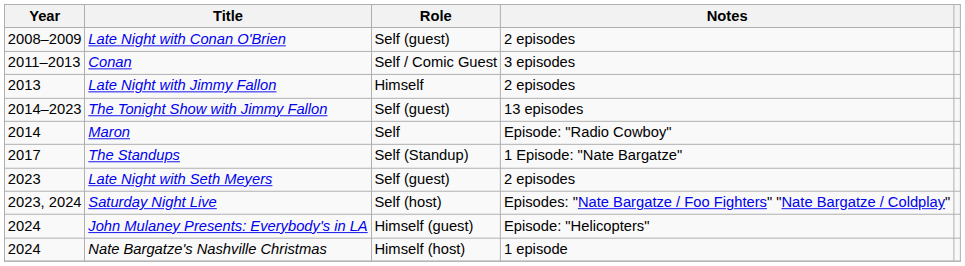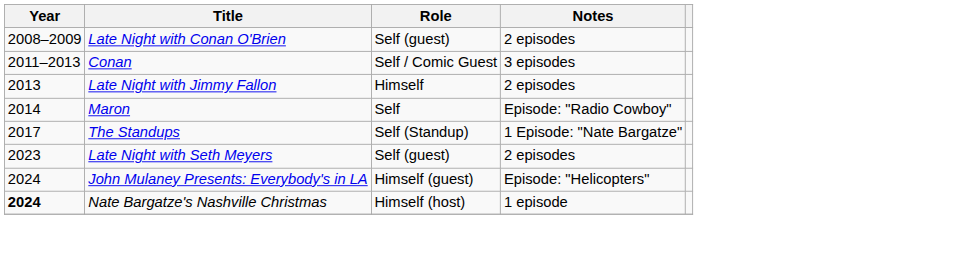- row: (208, 109)
- row: (153, 202)
(24, 249) normal -> (24, 202) bold
